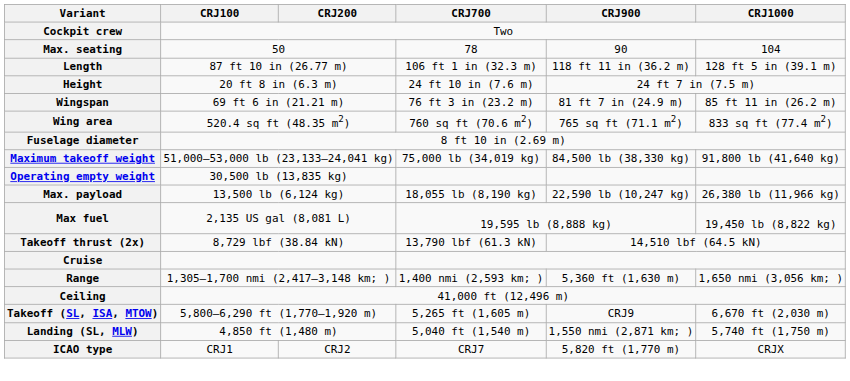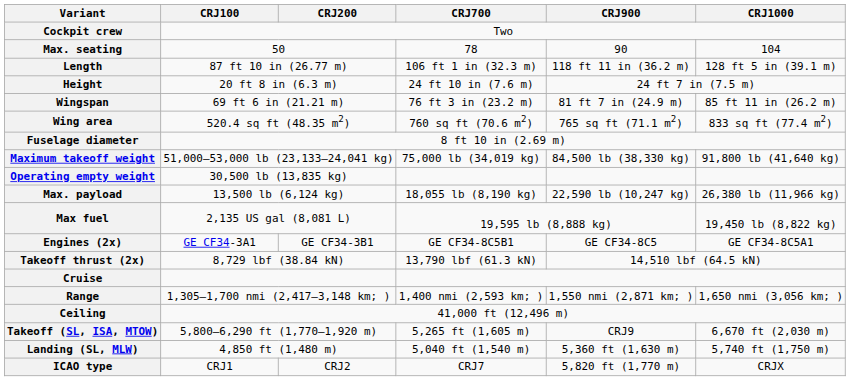+ row: (83, 242)
(621, 278) 5,360 ft (1,630 m) -> (621, 296) 1,550 nmi (2,871 km; )
(621, 331) 1,550 nmi (2,871 km; ) -> (621, 349) 5,360 ft (1,630 m)
